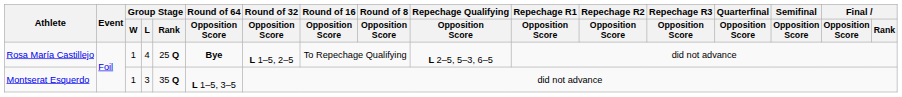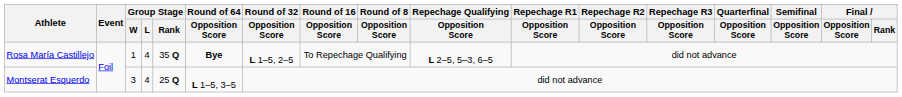(169, 55) 25 Q -> (169, 55) 35 Q
(133, 80) 1 -> (133, 80) 3
(147, 80) 3 -> (147, 80) 4
(169, 80) 35 Q -> (169, 80) 25 Q
